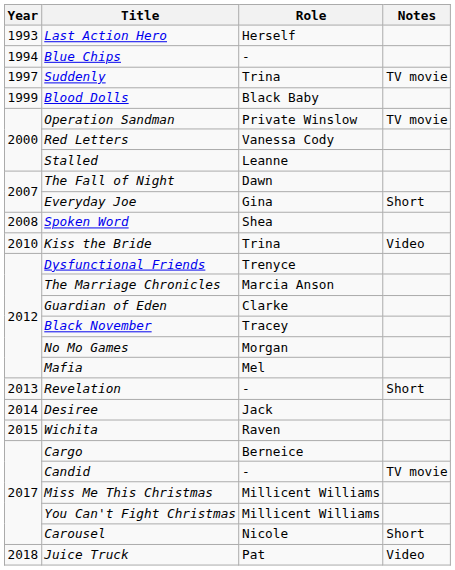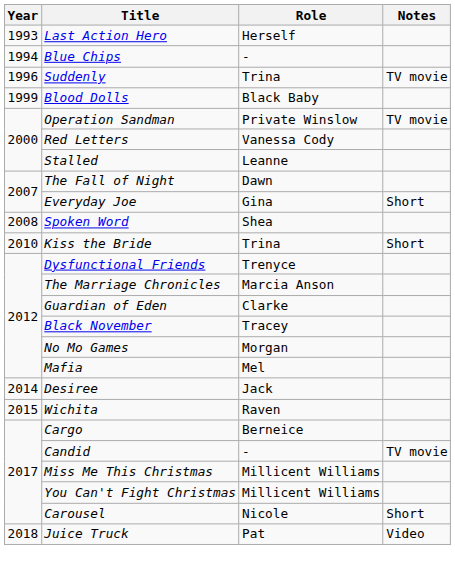(23, 77) 1997 -> (23, 77) 1996
(405, 243) Video -> (405, 243) Short
- row: (83, 389)
